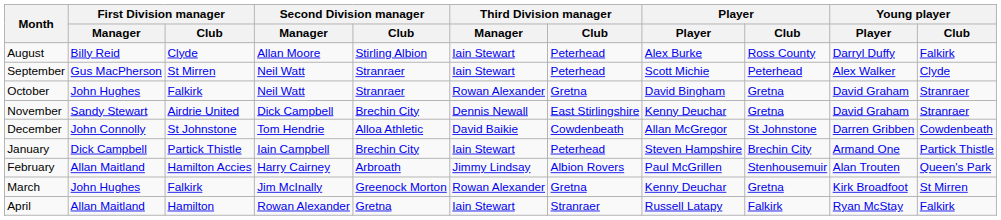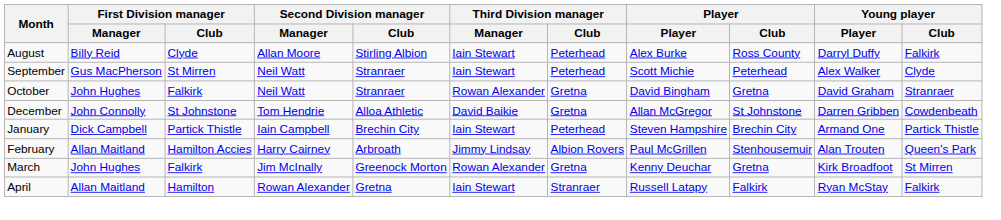- row: (34, 110)
(587, 129) Cowdenbeath -> (569, 110) Gretna
